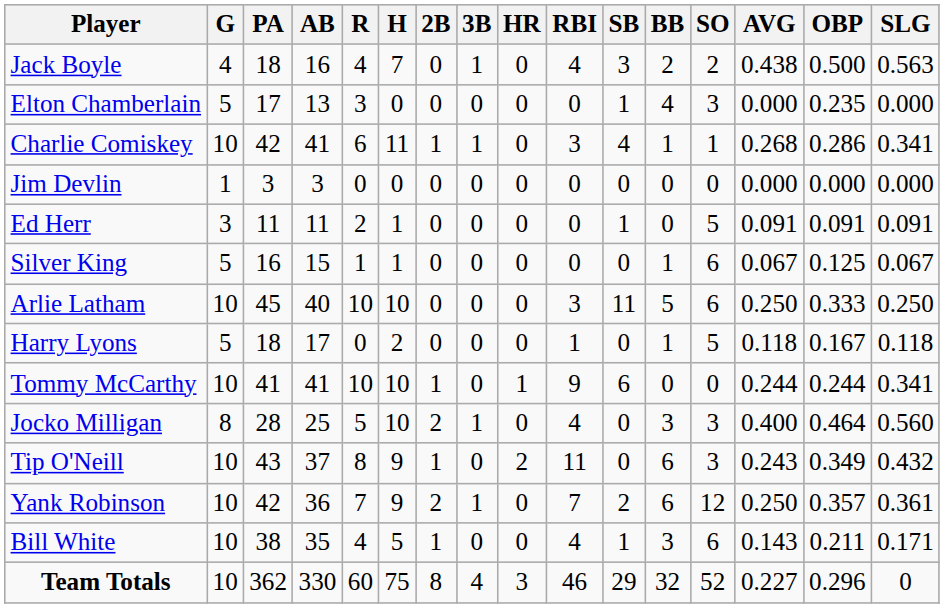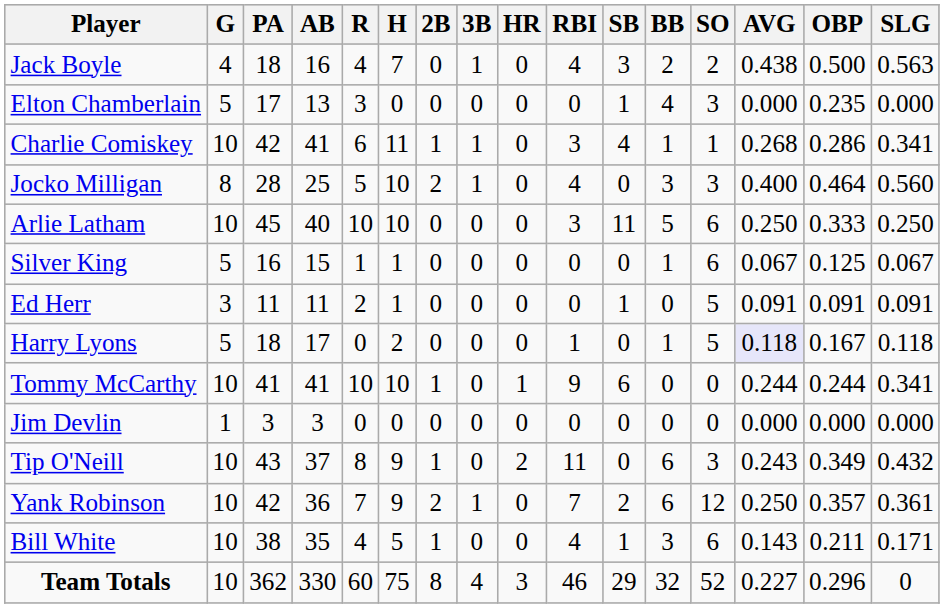rows swapped: (66, 183) <-> (86, 422)
rows swapped: (51, 223) <-> (78, 303)
(769, 343) no background -> (769, 343) lavender background
